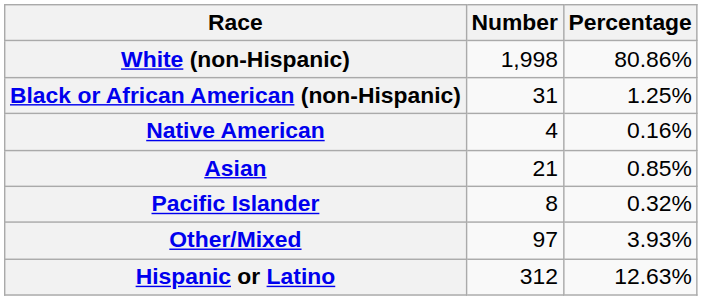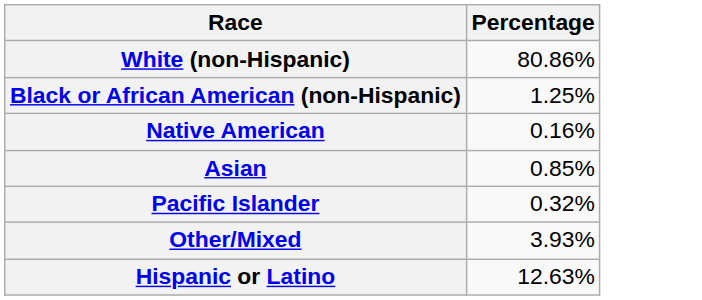- column: (515, 22)
